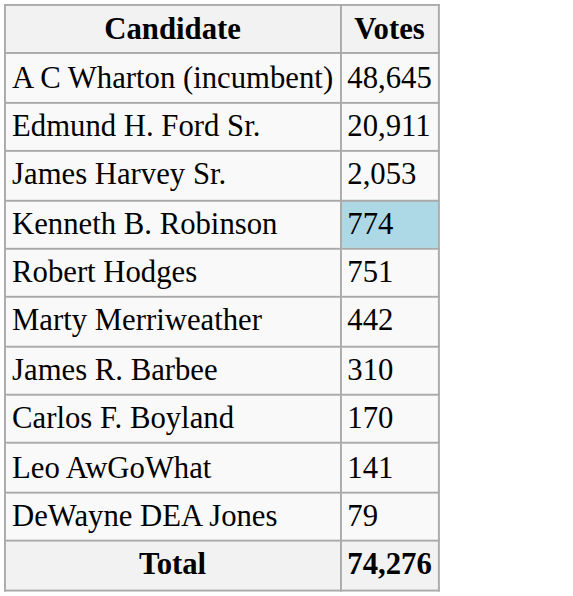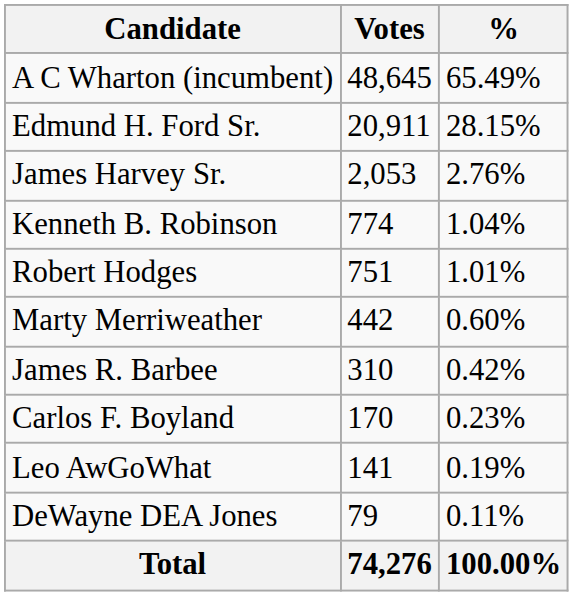+ column: (504, 28)
(370, 223) lightblue background -> (370, 223) no background
